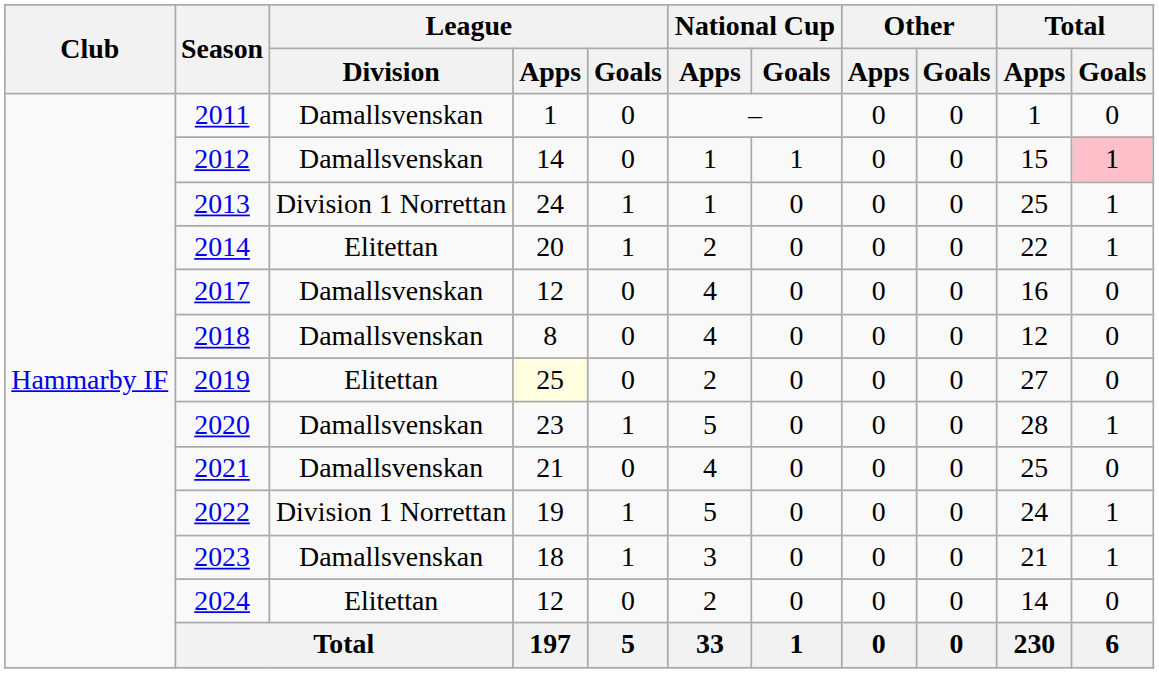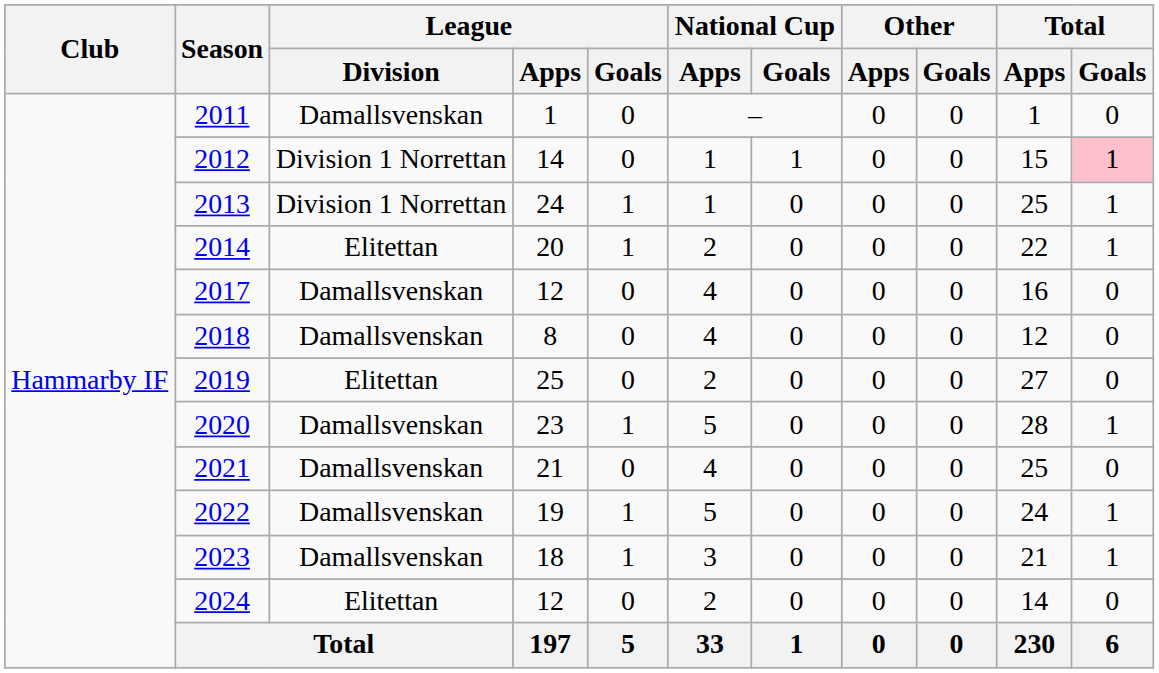(391, 159) Damallsvenskan -> (391, 159) Division 1 Norrettan
(550, 379) lightyellow background -> (550, 379) no background
(391, 512) Division 1 Norrettan -> (391, 512) Damallsvenskan
